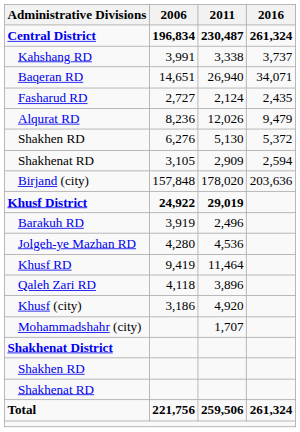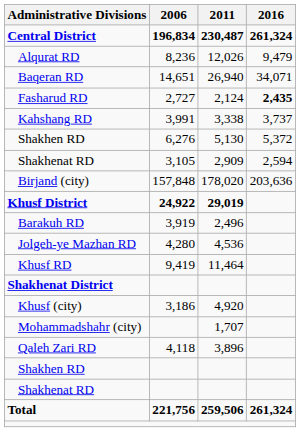rows swapped: (49, 118) <-> (55, 56)
(278, 98) normal -> (278, 98) bold
rows swapped: (57, 285) <-> (60, 347)
